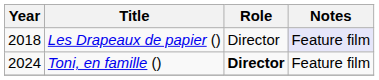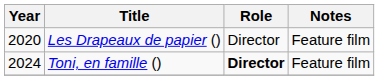(24, 39) 2018 -> (24, 39) 2020
(331, 39) lavender background -> (331, 39) no background
